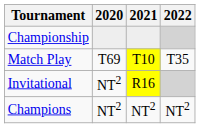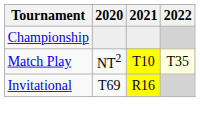(109, 59) T69 -> (109, 61) NT2
(178, 59) no background -> (178, 61) lightyellow background
(109, 83) NT2 -> (109, 85) T69
- row: (39, 109)
